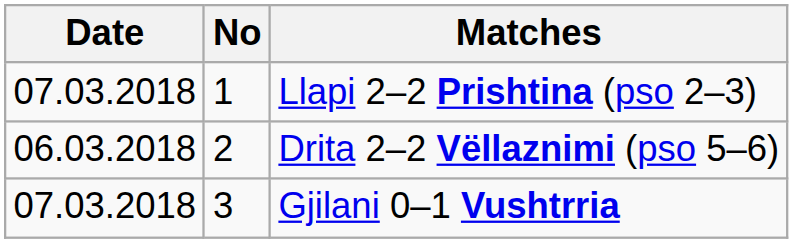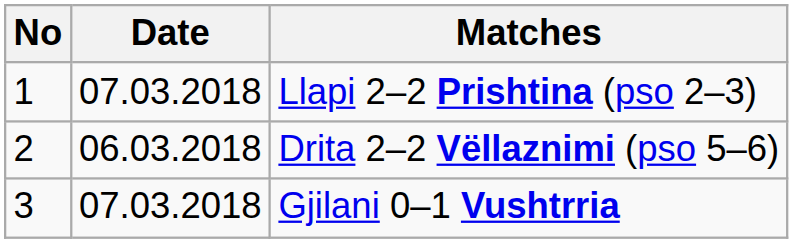columns swapped: (237, 33) <-> (105, 33)
